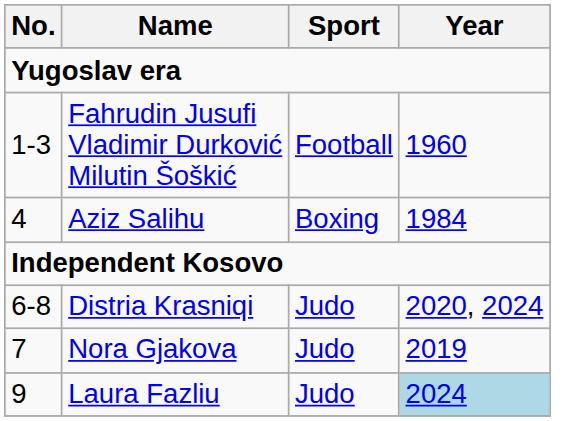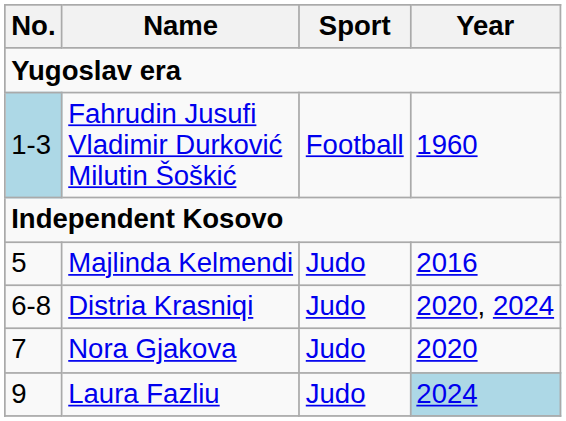(31, 144) no background -> (31, 144) lightblue background
- row: (136, 219)
+ row: (181, 262)
(436, 350) 2019 -> (447, 350) 2020
